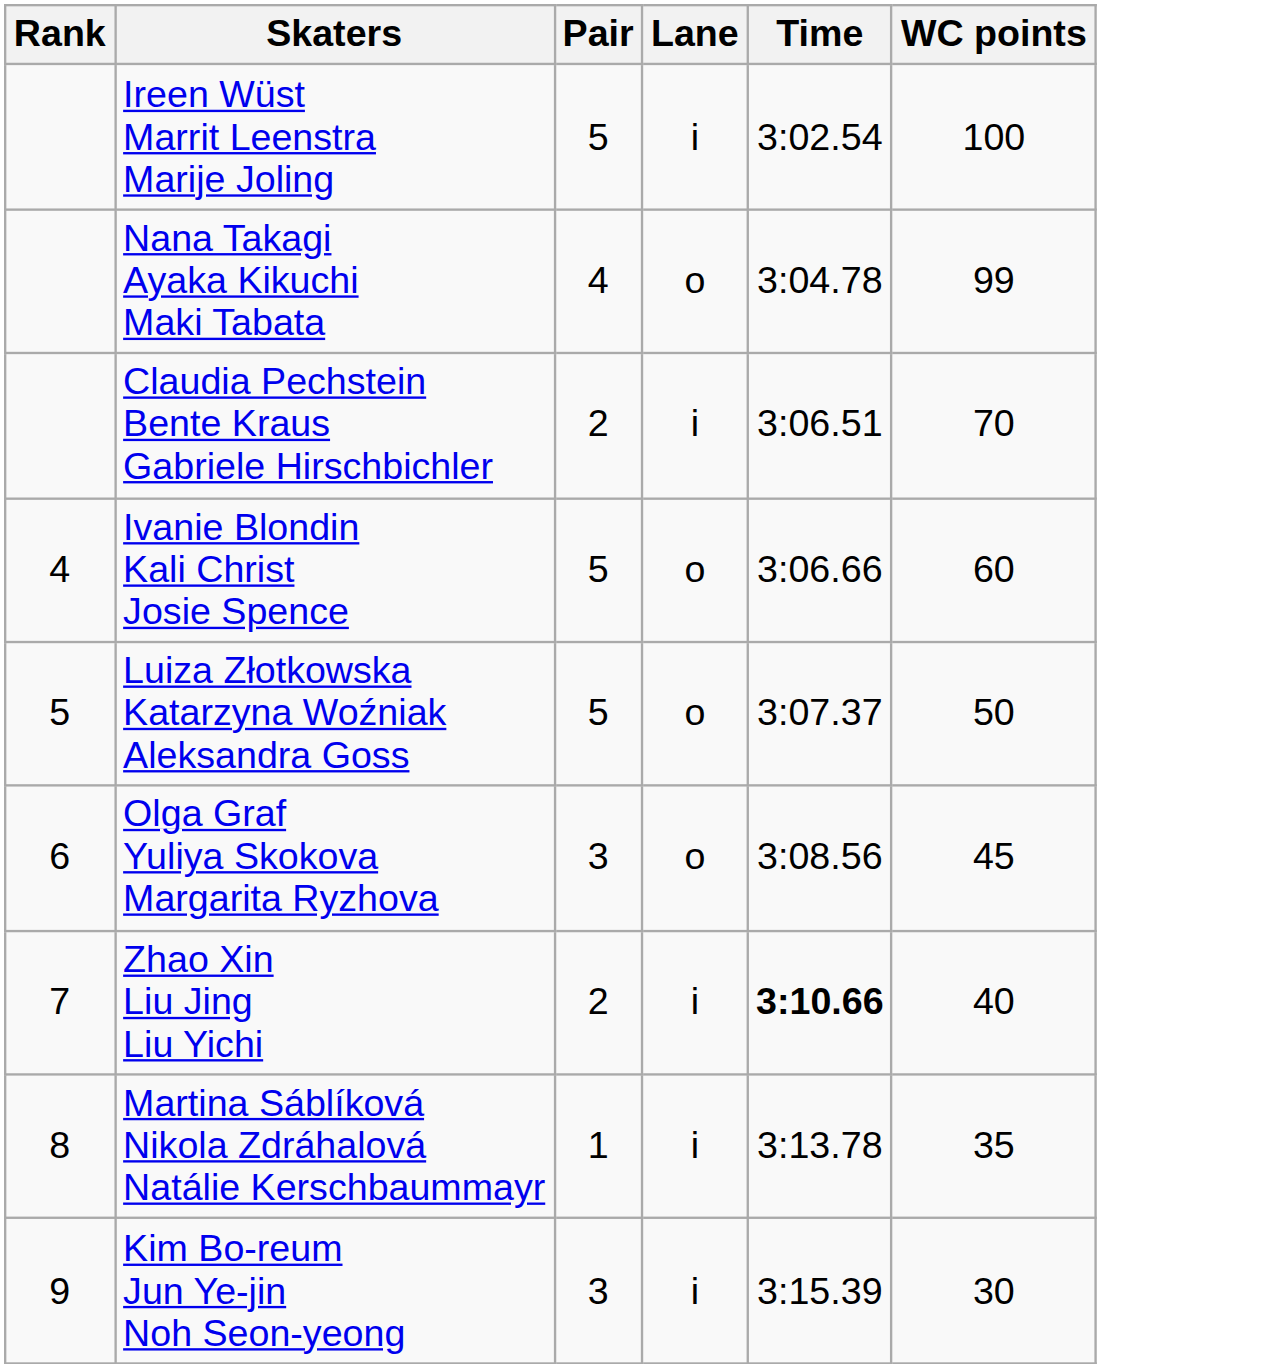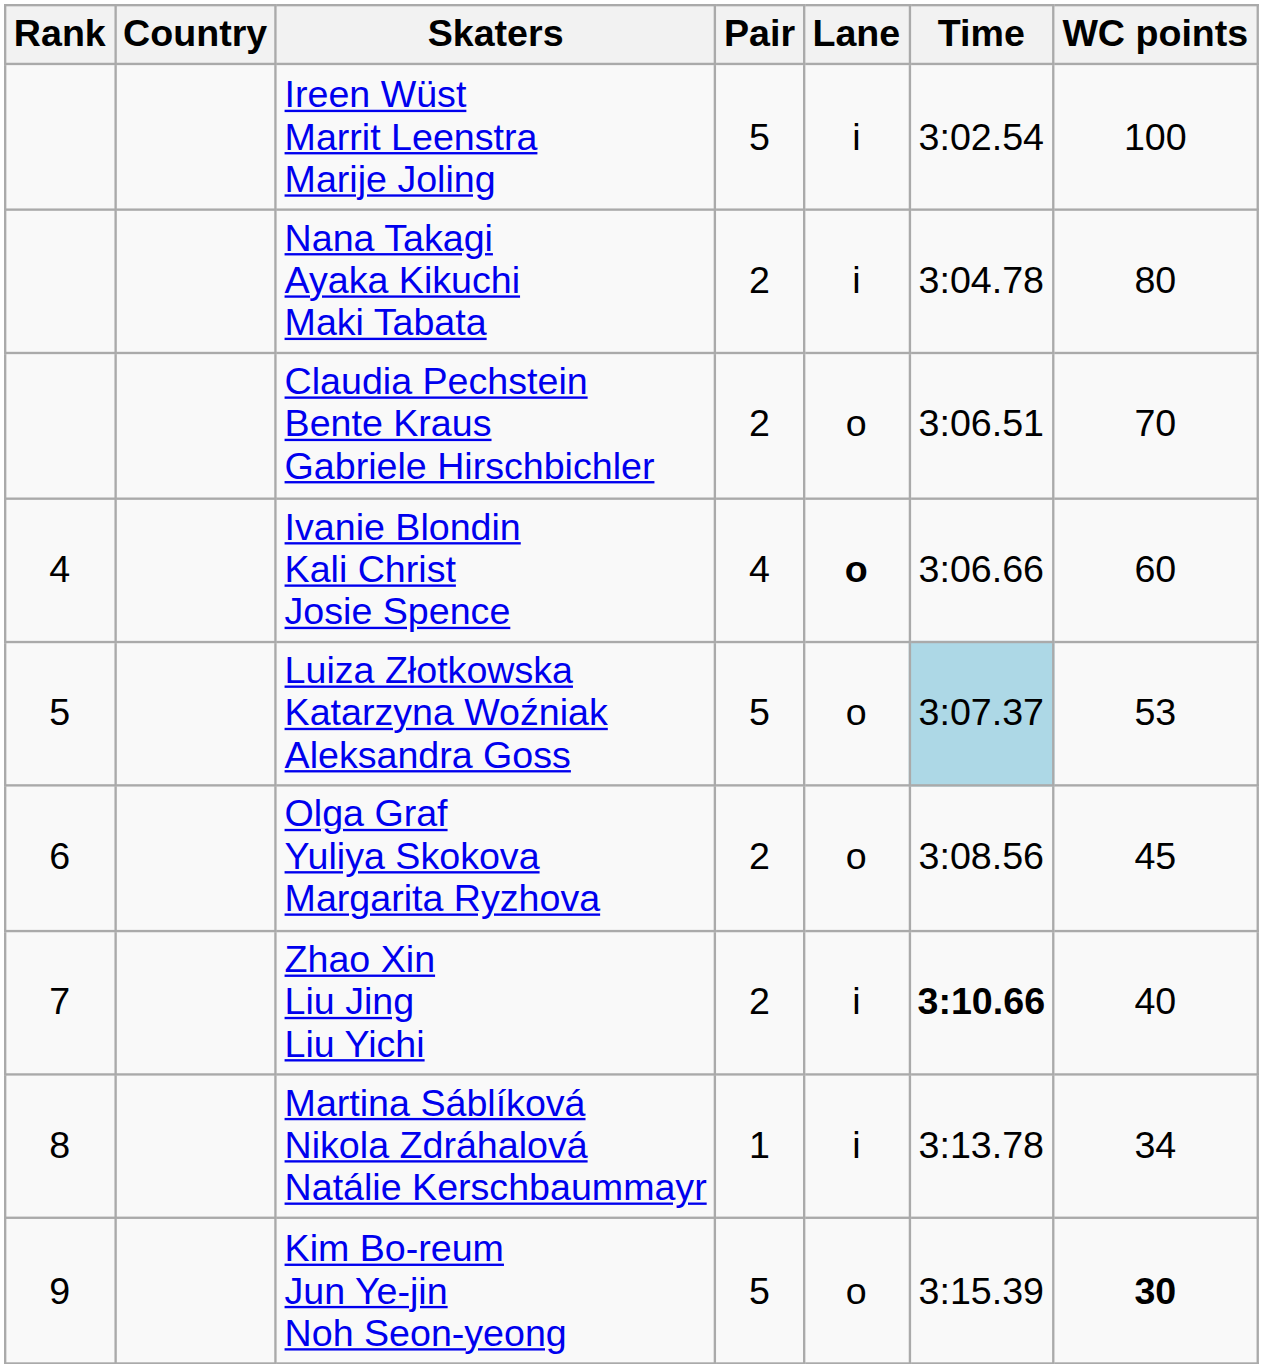+ column: (195, 34)
(598, 280) 4 -> (760, 280) 2
(695, 280) o -> (856, 280) i
(994, 280) 99 -> (1155, 280) 80
(695, 424) i -> (856, 424) o
(598, 568) 5 -> (760, 568) 4
(695, 568) normal -> (856, 568) bold
(820, 713) no background -> (981, 713) lightblue background
(994, 713) 50 -> (1155, 713) 53
(598, 857) 3 -> (760, 857) 2
(994, 1145) 35 -> (1155, 1145) 34
(598, 1290) 3 -> (760, 1290) 5
(695, 1290) i -> (856, 1290) o
(994, 1290) normal -> (1155, 1290) bold
